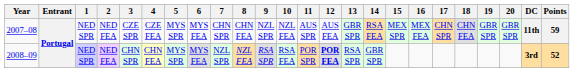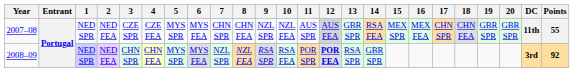(330, 30) no background -> (330, 30) lightgrey background
(555, 30) 59 -> (555, 30) 55
(555, 55) 52 -> (555, 55) 92
